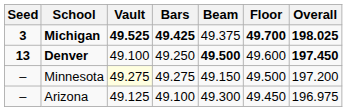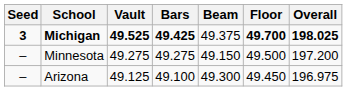- row: (66, 56)
(130, 76) lightyellow background -> (130, 56) no background
